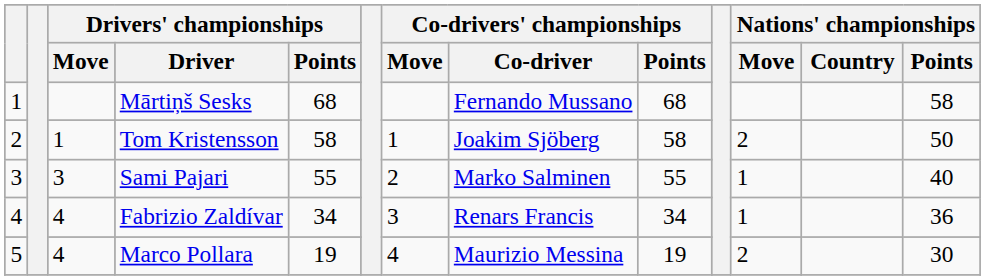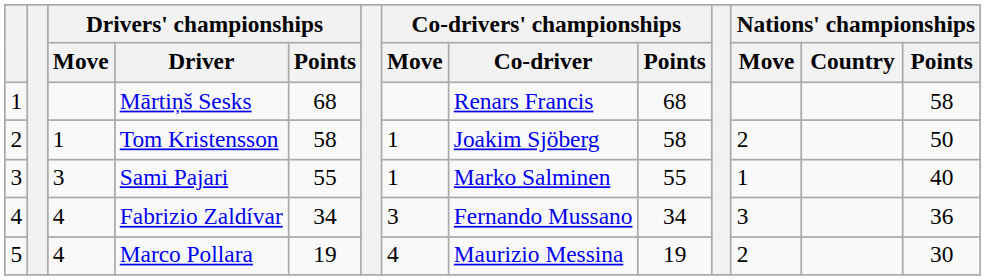(543, 100) Fernando Mussano -> (524, 100) Renars Francis
(393, 177) 2 -> (393, 177) 1
(524, 216) Renars Francis -> (543, 216) Fernando Mussano
(742, 216) 1 -> (742, 216) 3
